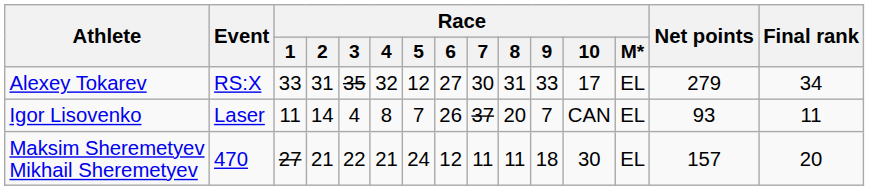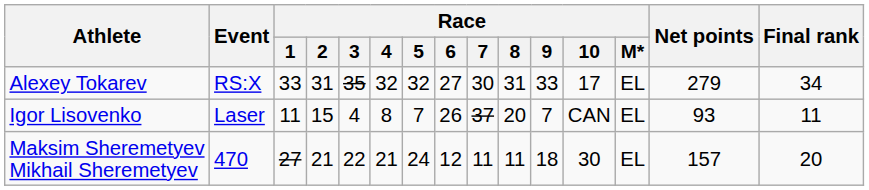(419, 83) 12 -> (419, 83) 32
(322, 116) 14 -> (322, 116) 15
